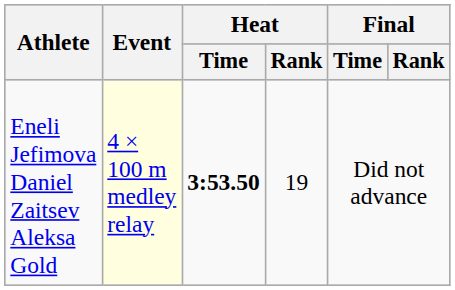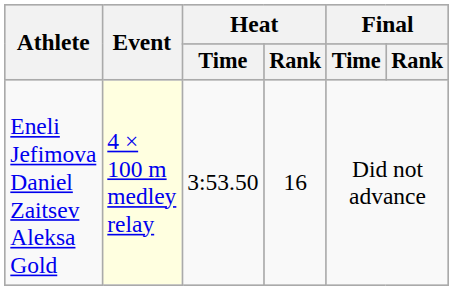(224, 182) bold -> (223, 182) normal
(296, 182) 19 -> (295, 182) 16
